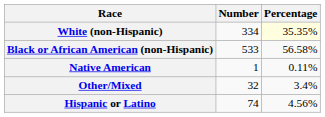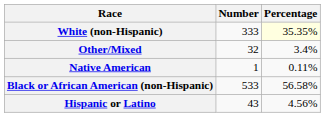(250, 31) 334 -> (250, 31) 333
rows swapped: (110, 49) <-> (110, 85)
(253, 103) 74 -> (253, 103) 43
